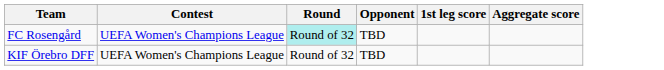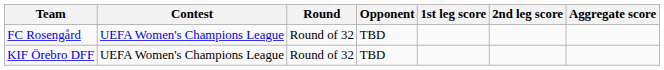+ column: (528, 14)
(322, 34) paleturquoise background -> (322, 34) no background
